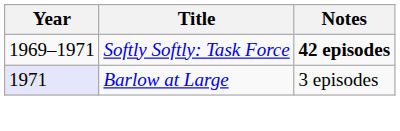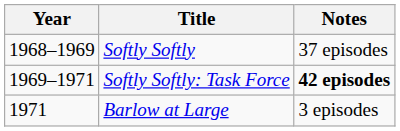+ row: (149, 49)
(28, 79) lavender background -> (28, 110) no background
